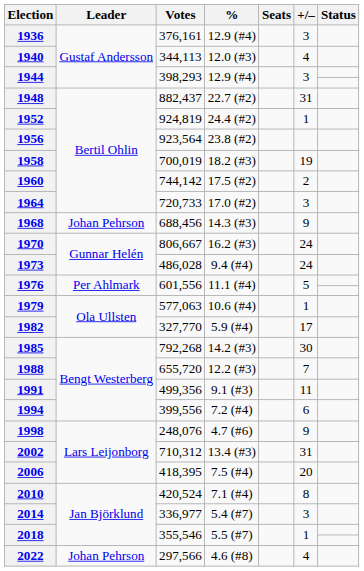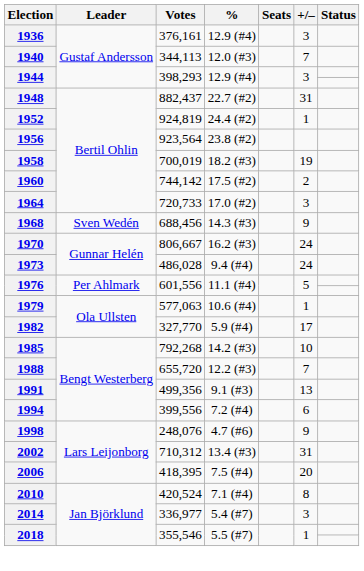(306, 56) 4 -> (306, 56) 7
(106, 222) Johan Pehrson -> (106, 222) Sven Wedén
(306, 347) 30 -> (306, 347) 10
(306, 389) 11 -> (306, 389) 13
- row: (30, 555)
